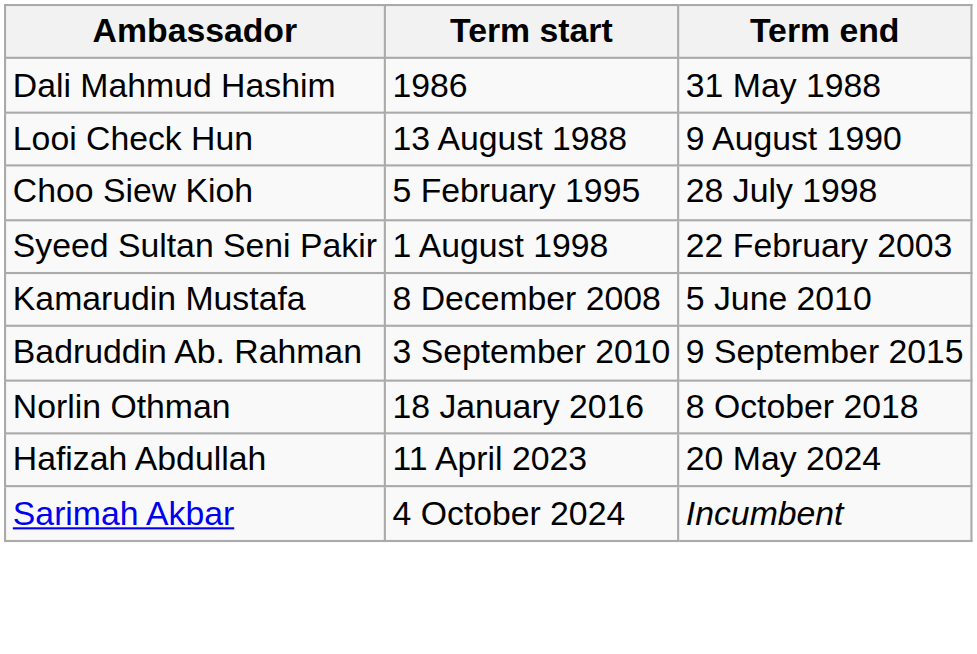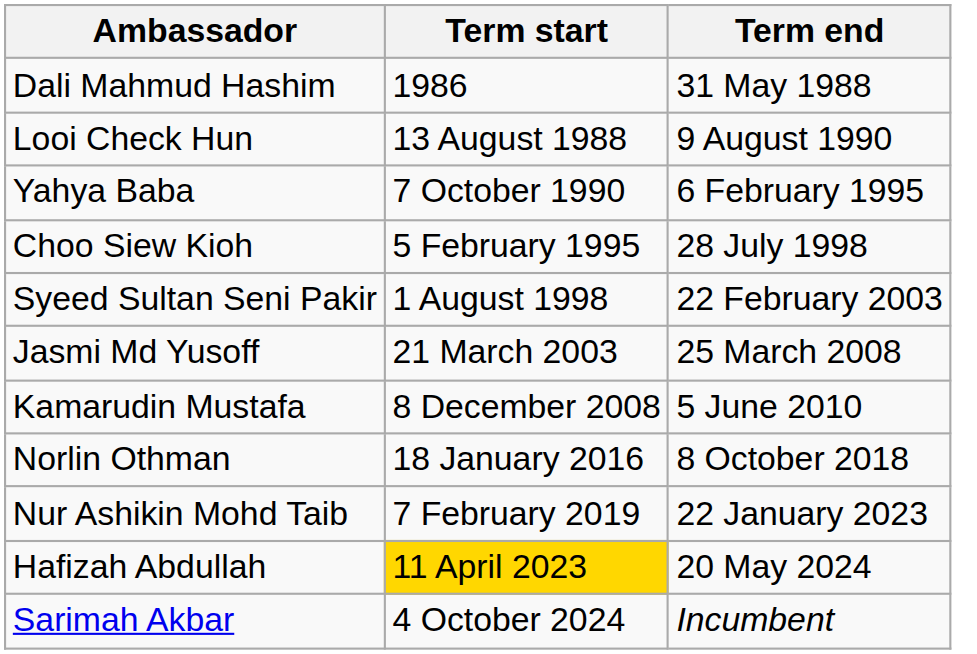+ row: (104, 191)
+ row: (136, 352)
- row: (187, 352)
+ row: (180, 513)
(490, 459) no background -> (490, 566) gold background
